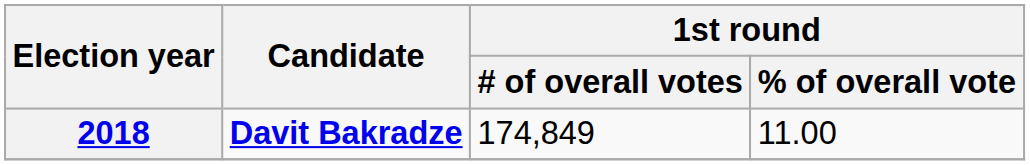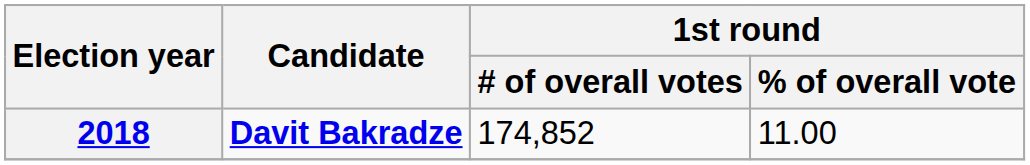(536, 133) 174,849 -> (536, 133) 174,852
